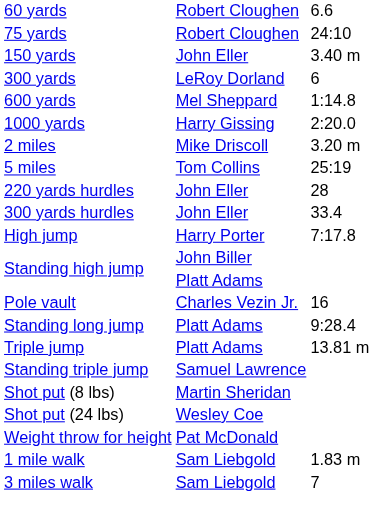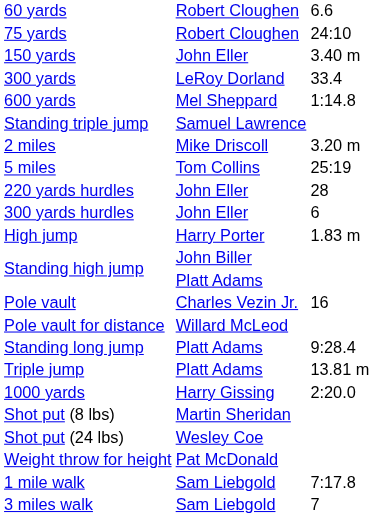(315, 78) 6 -> (326, 78) 33.4
rows swapped: (44, 123) <-> (76, 370)
(326, 213) 33.4 -> (315, 213) 6
(333, 235) 7:17.8 -> (335, 235) 1.83 m
+ row: (84, 325)
(335, 460) 1.83 m -> (333, 482) 7:17.8
